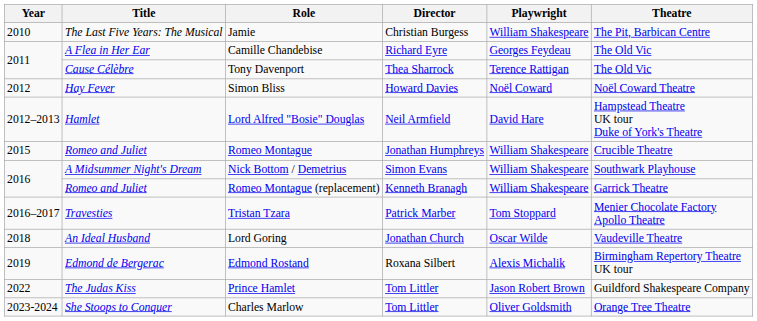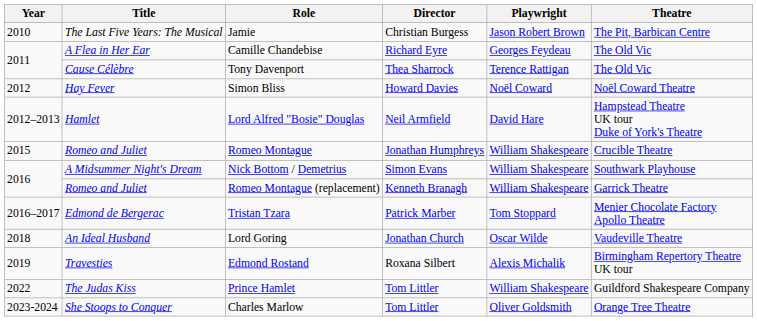(539, 32) William Shakespeare -> (537, 32) Jason Robert Brown
(89, 213) Travesties -> (114, 213) Edmond de Bergerac
(114, 263) Edmond de Bergerac -> (89, 263) Travesties
(537, 288) Jason Robert Brown -> (539, 288) William Shakespeare
